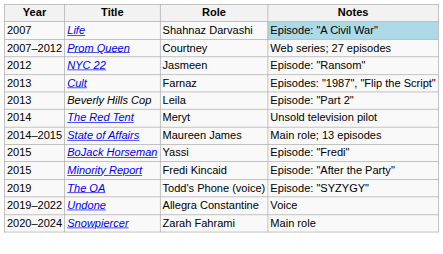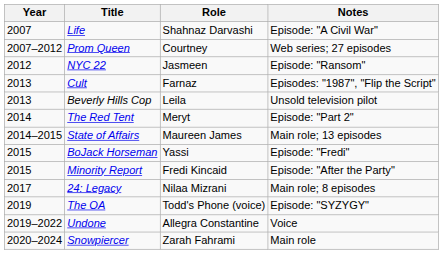(324, 30) lightblue background -> (324, 30) no background
(312, 100) Episode: "Part 2" -> (324, 100) Unsold television pilot
(324, 118) Unsold television pilot -> (312, 118) Episode: "Part 2"
+ row: (94, 188)
